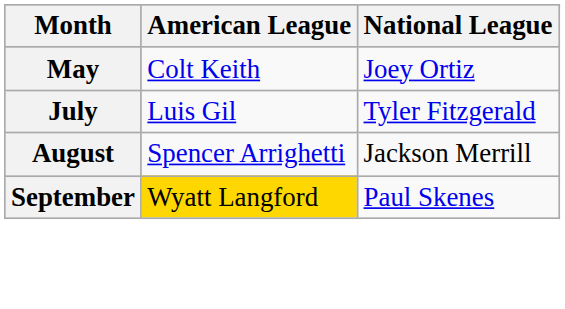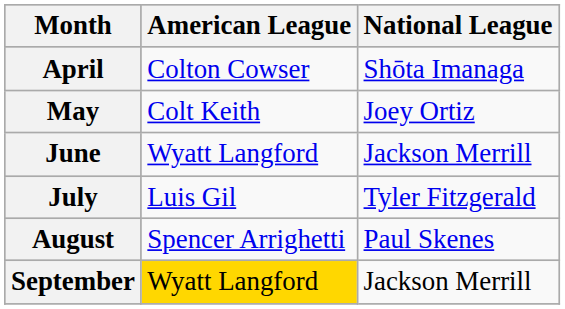+ row: (73, 68)
+ row: (73, 153)
(448, 153) Jackson Merrill -> (429, 238) Paul Skenes
(429, 196) Paul Skenes -> (448, 281) Jackson Merrill
